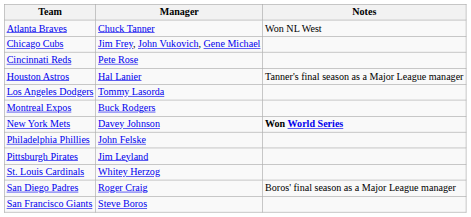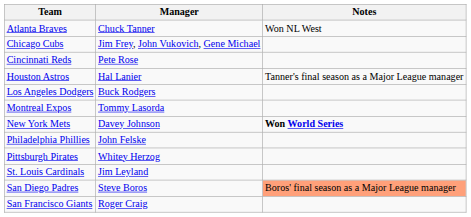(131, 92) Tommy Lasorda -> (127, 92) Buck Rodgers
(127, 108) Buck Rodgers -> (131, 108) Tommy Lasorda
(123, 156) Jim Leyland -> (129, 156) Whitey Herzog
(129, 172) Whitey Herzog -> (123, 172) Jim Leyland
(123, 188) Roger Craig -> (123, 188) Steve Boros
(360, 188) no background -> (360, 188) lightsalmon background
(123, 204) Steve Boros -> (123, 204) Roger Craig
